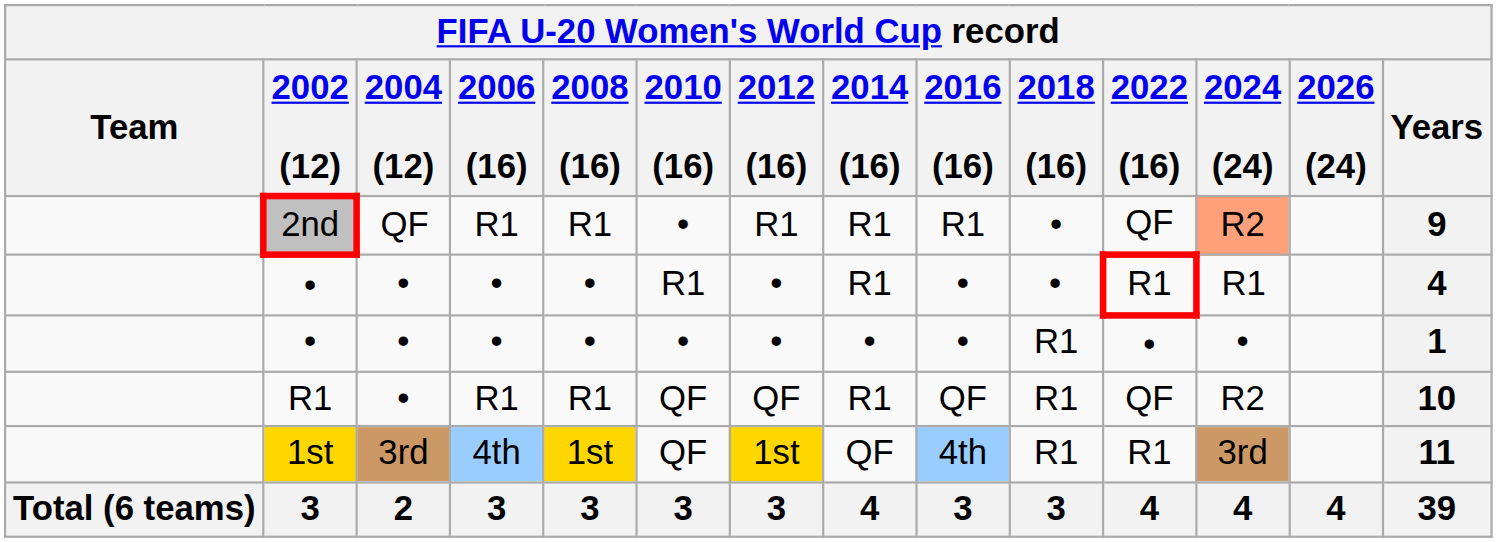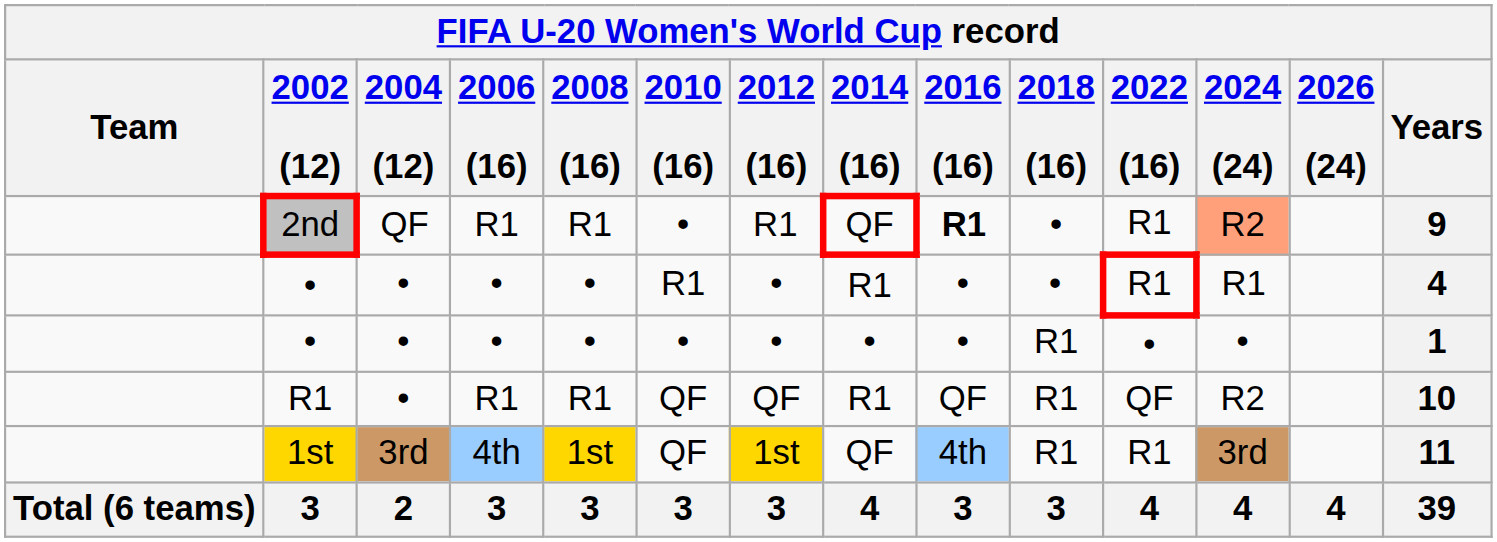(870, 224) R1 -> (870, 224) QF
(963, 224) normal -> (964, 224) bold
(1149, 223) QF -> (1149, 223) R1
